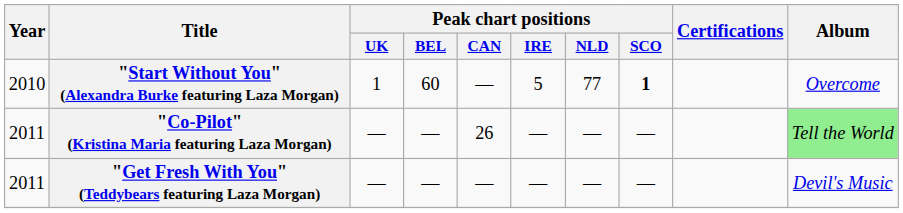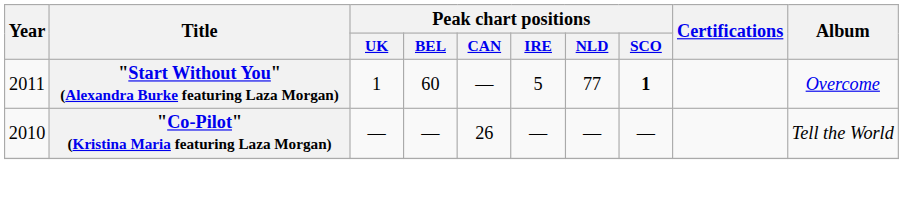(27, 83) 2010 -> (27, 83) 2011
(27, 133) 2011 -> (27, 133) 2010
(843, 133) lightgreen background -> (843, 133) no background
- row: (200, 182)
